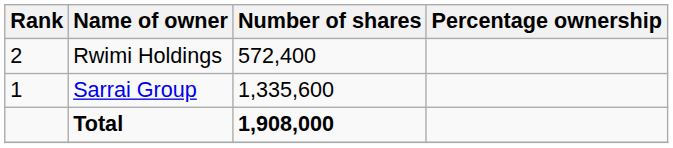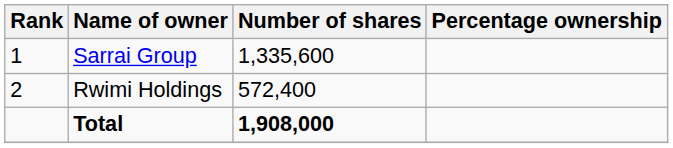rows swapped: (135, 90) <-> (148, 55)
